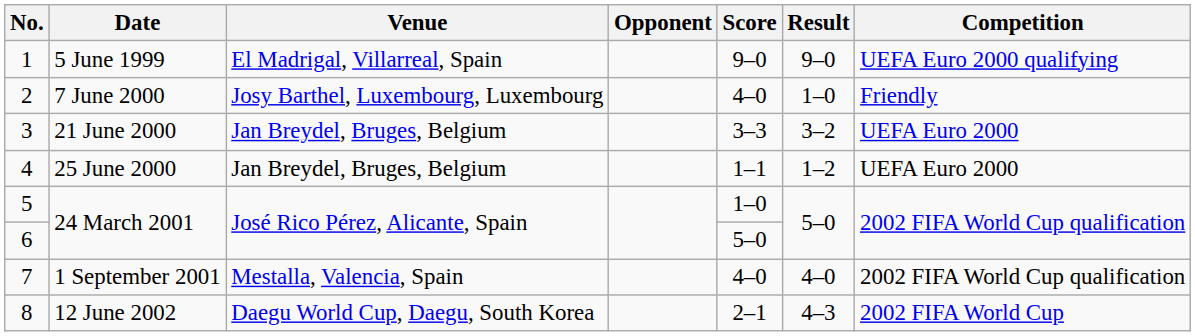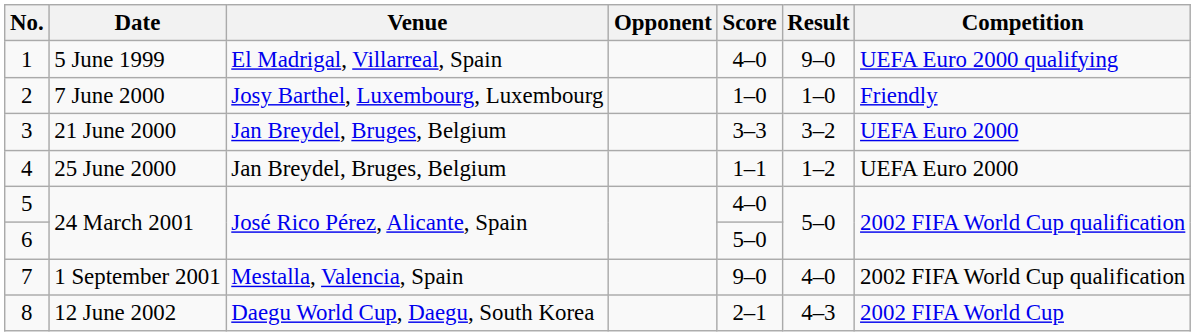(750, 58) 9–0 -> (750, 58) 4–0
(750, 95) 4–0 -> (750, 95) 1–0
(750, 204) 1–0 -> (750, 204) 4–0
(750, 276) 4–0 -> (750, 276) 9–0
